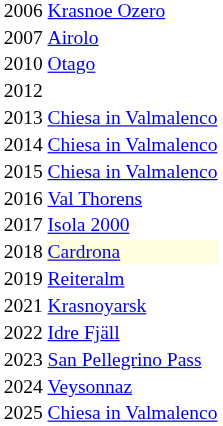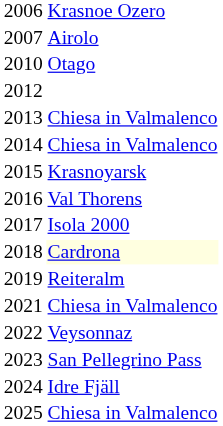(133, 171) Chiesa in Valmalenco -> (97, 171) Krasnoyarsk
(97, 305) Krasnoyarsk -> (133, 305) Chiesa in Valmalenco
(84, 332) Idre Fjäll -> (90, 332) Veysonnaz
(90, 386) Veysonnaz -> (84, 386) Idre Fjäll
